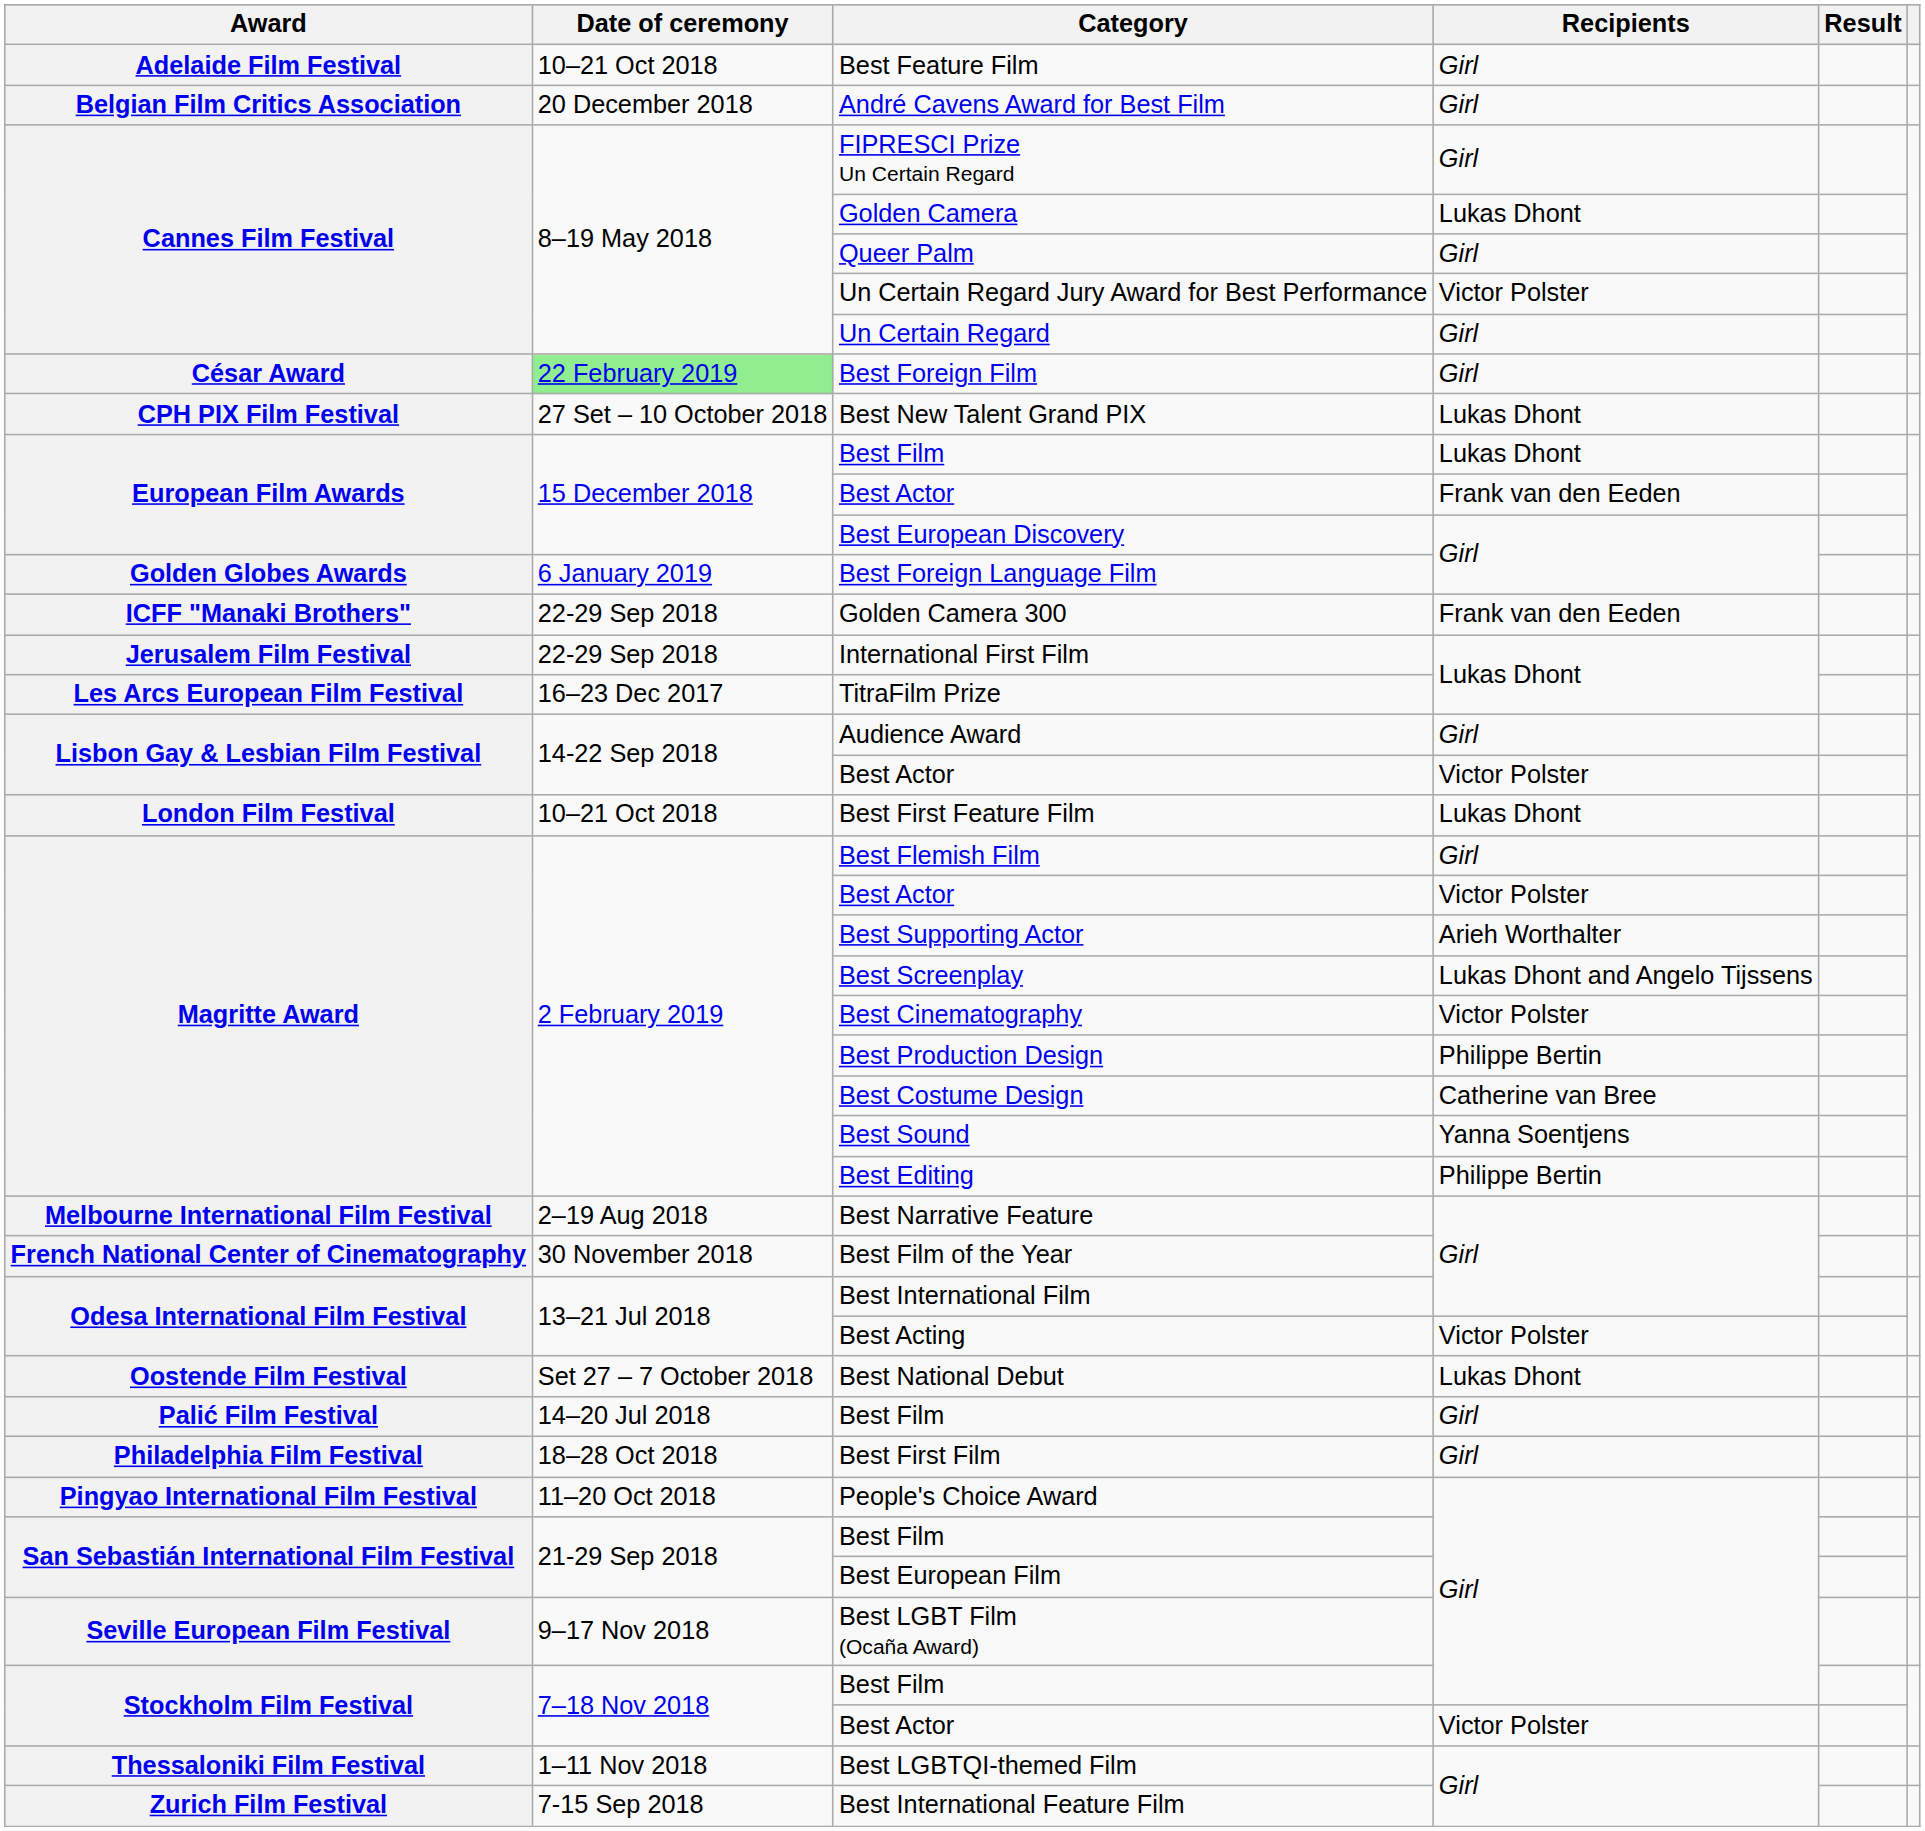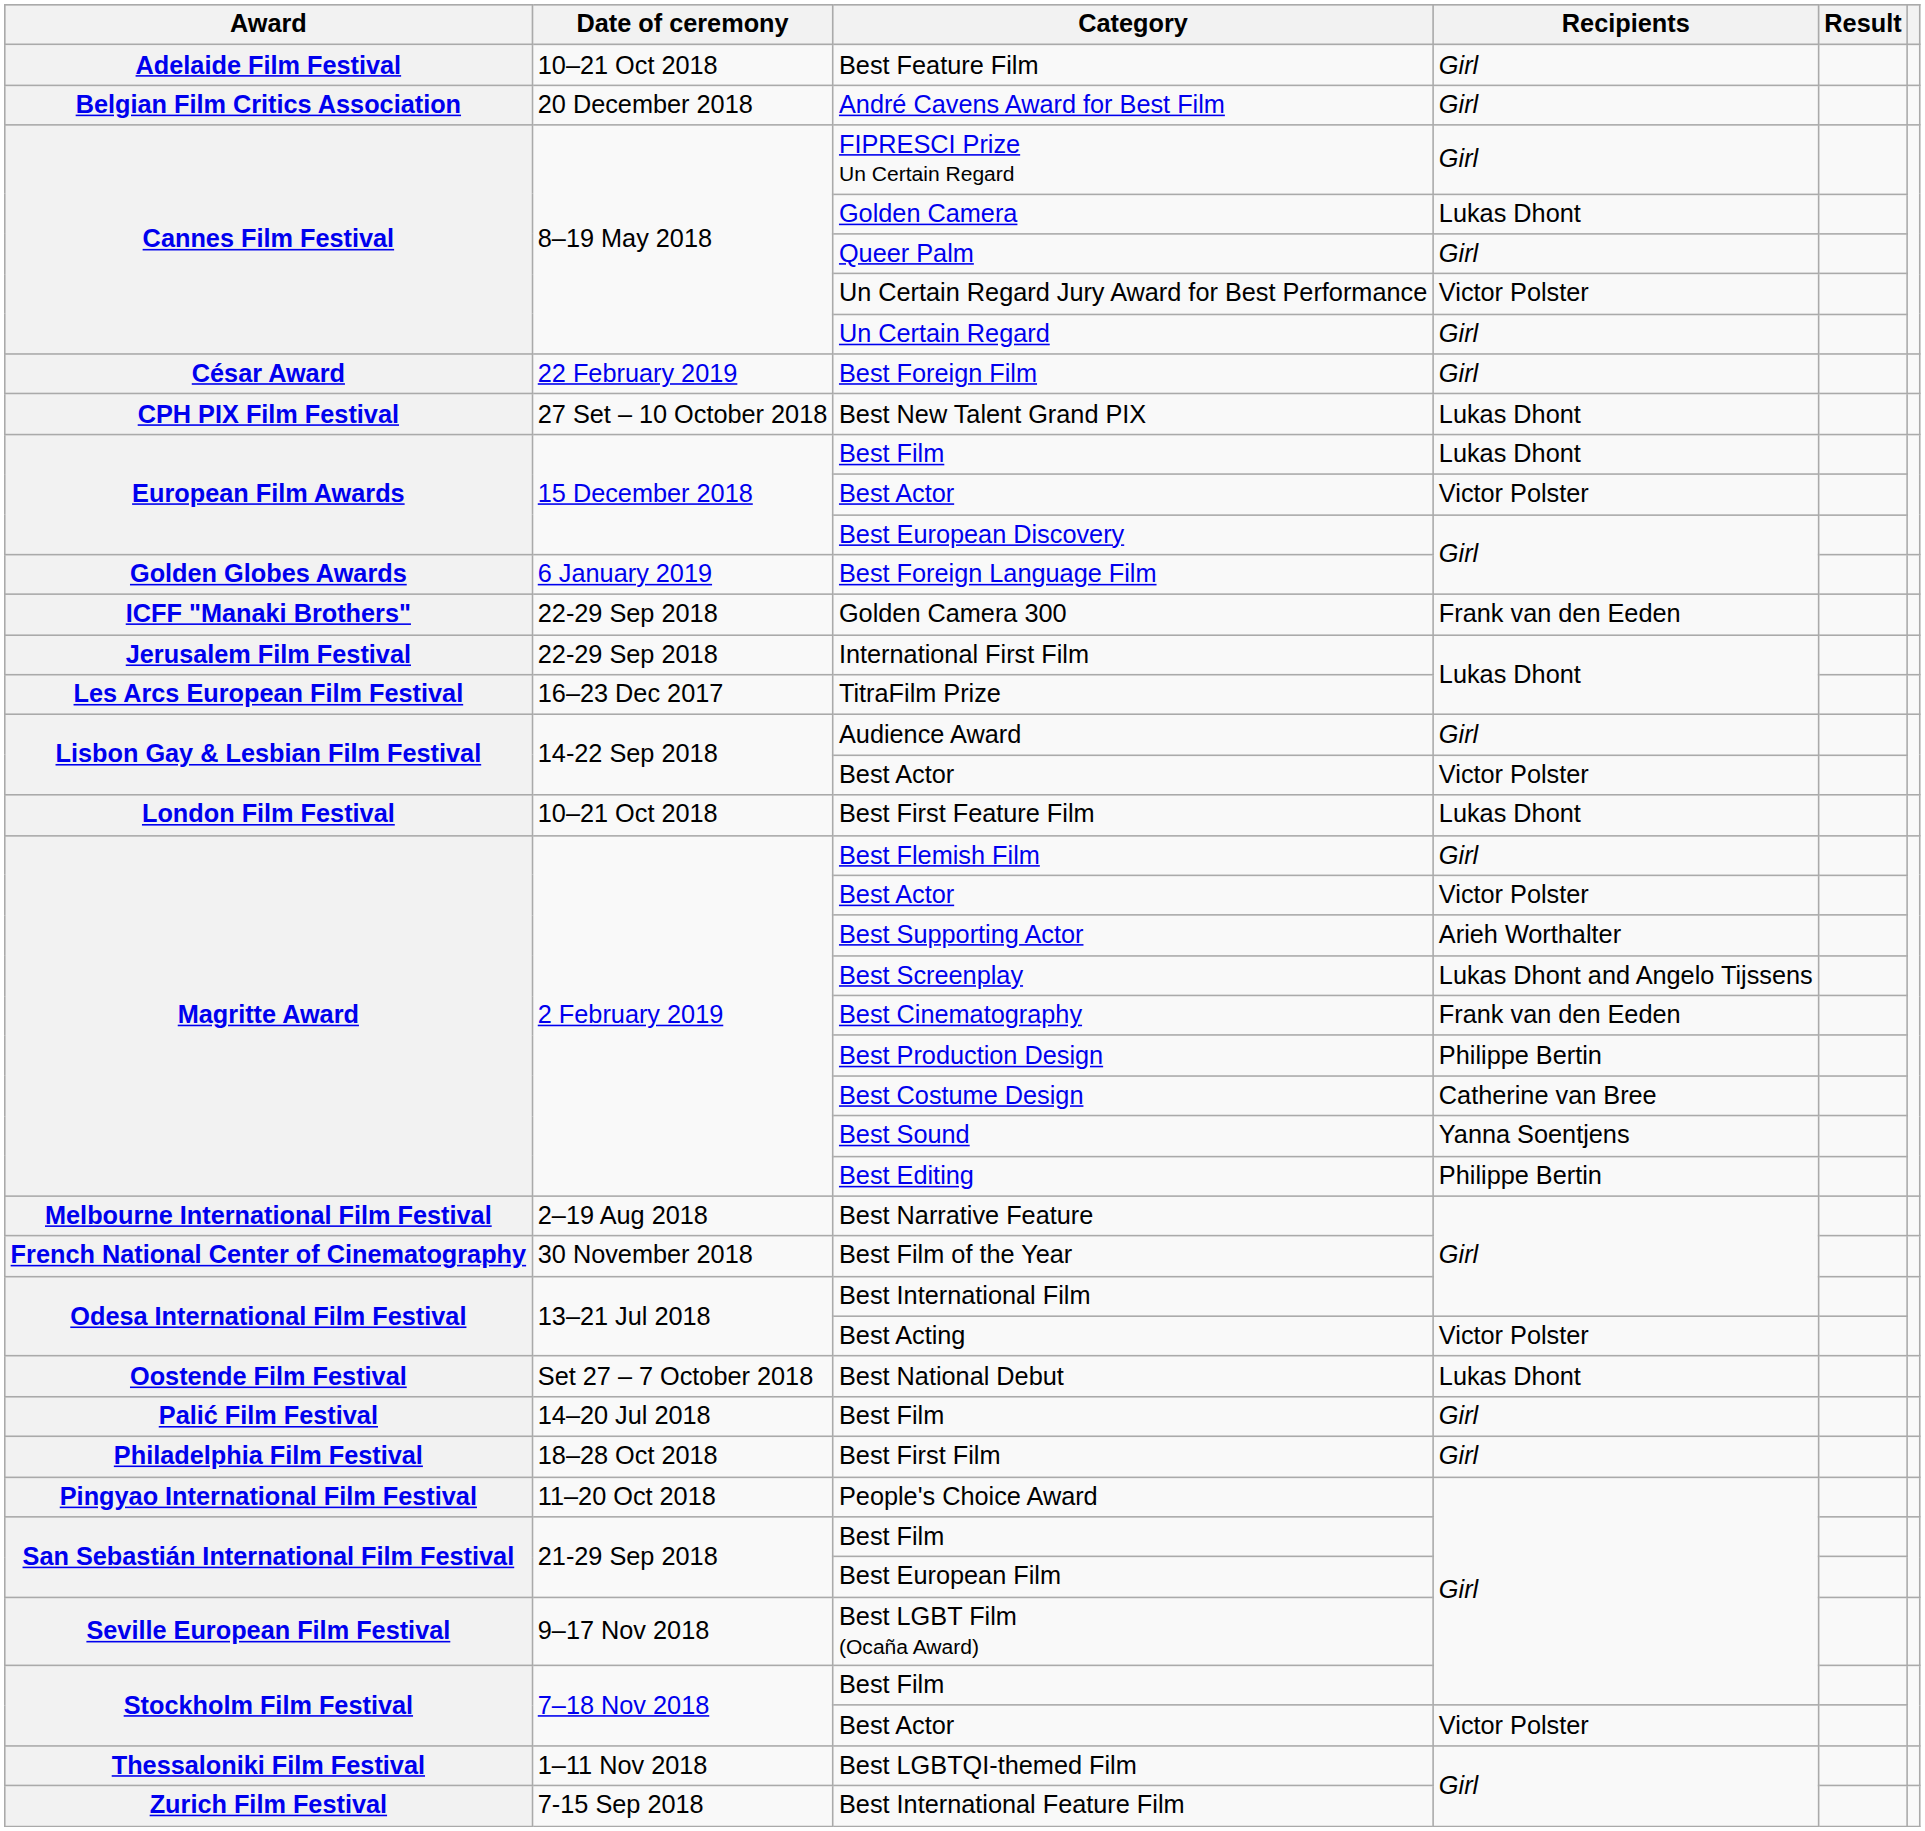(638, 373) lightgreen background -> (638, 373) no background
(1560, 494) Frank van den Eeden -> (1514, 494) Victor Polster
(1514, 1015) Victor Polster -> (1560, 1015) Frank van den Eeden
